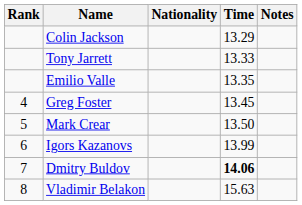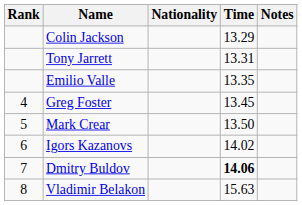(239, 59) 13.33 -> (239, 59) 13.31
(239, 146) 13.99 -> (239, 146) 14.02
